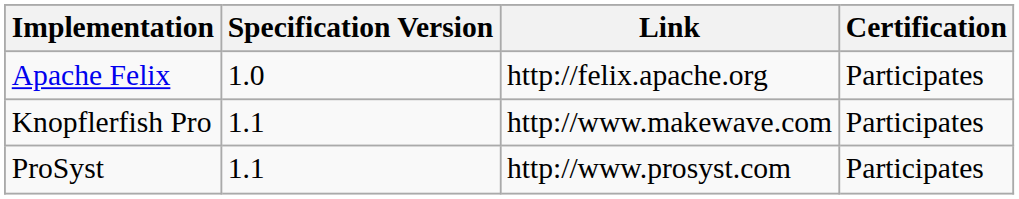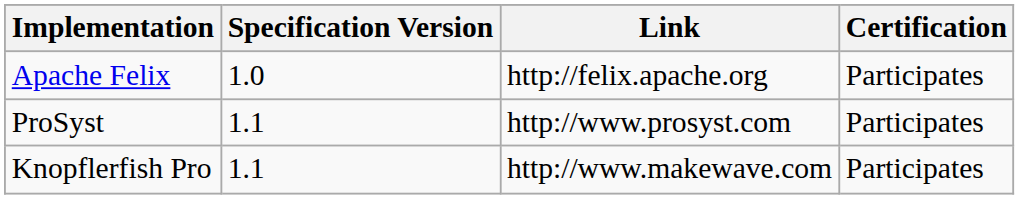rows swapped: (112, 121) <-> (58, 168)
